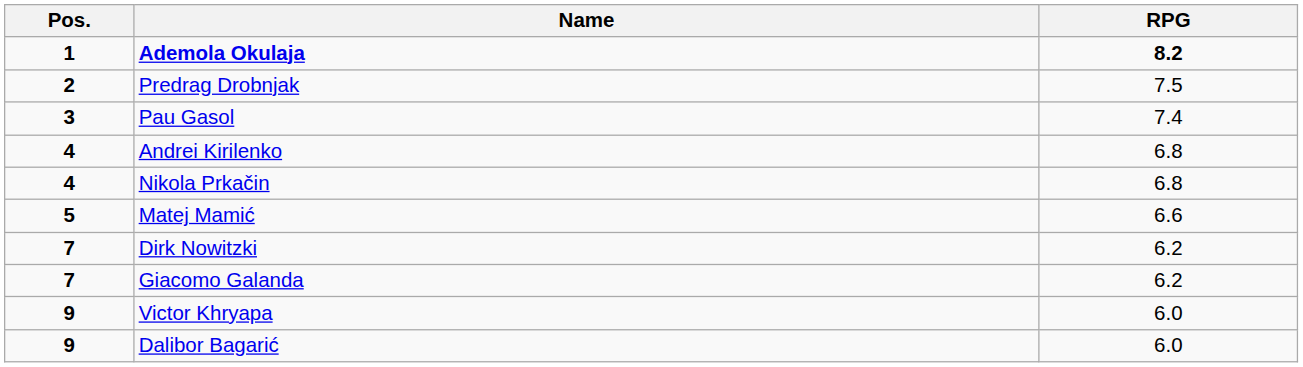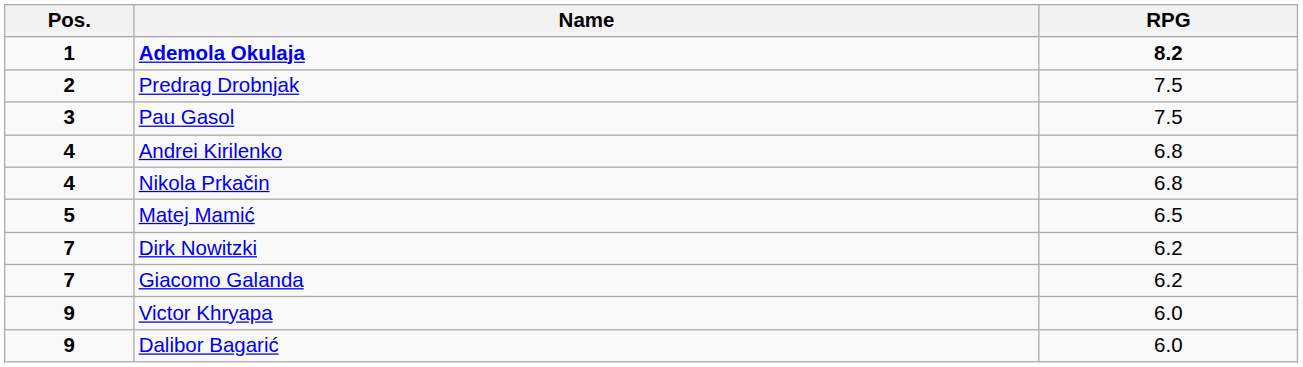(1168, 118) 7.4 -> (1168, 118) 7.5
(1168, 215) 6.6 -> (1168, 215) 6.5
